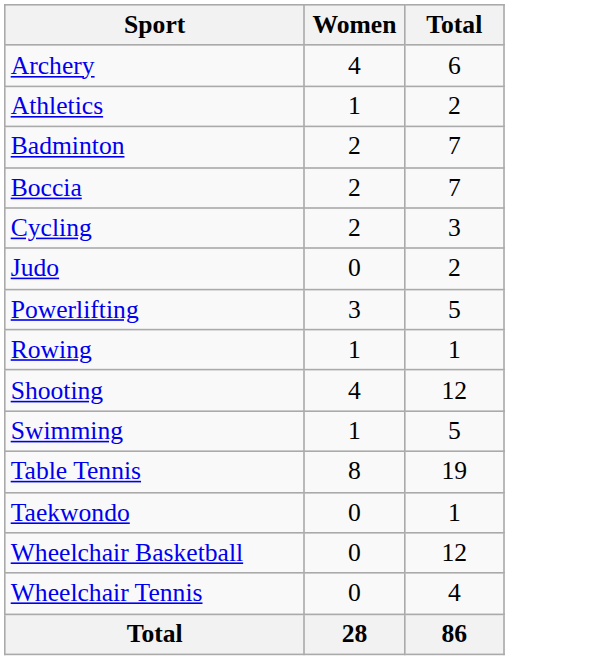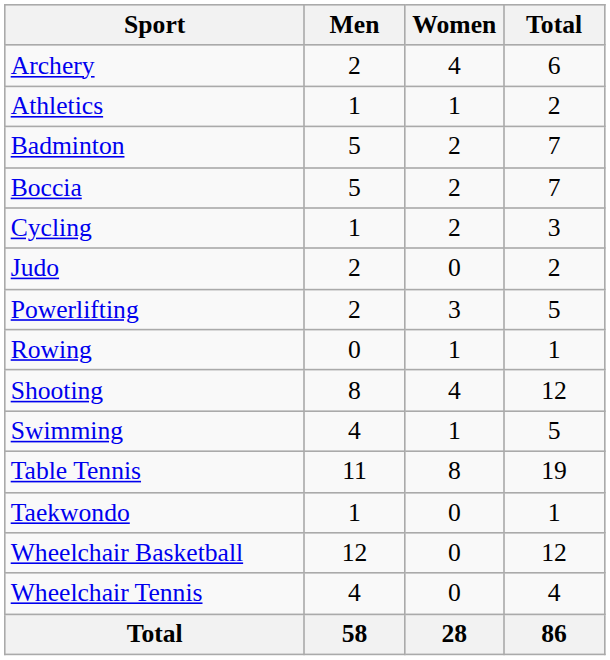+ column: (354, 24)
